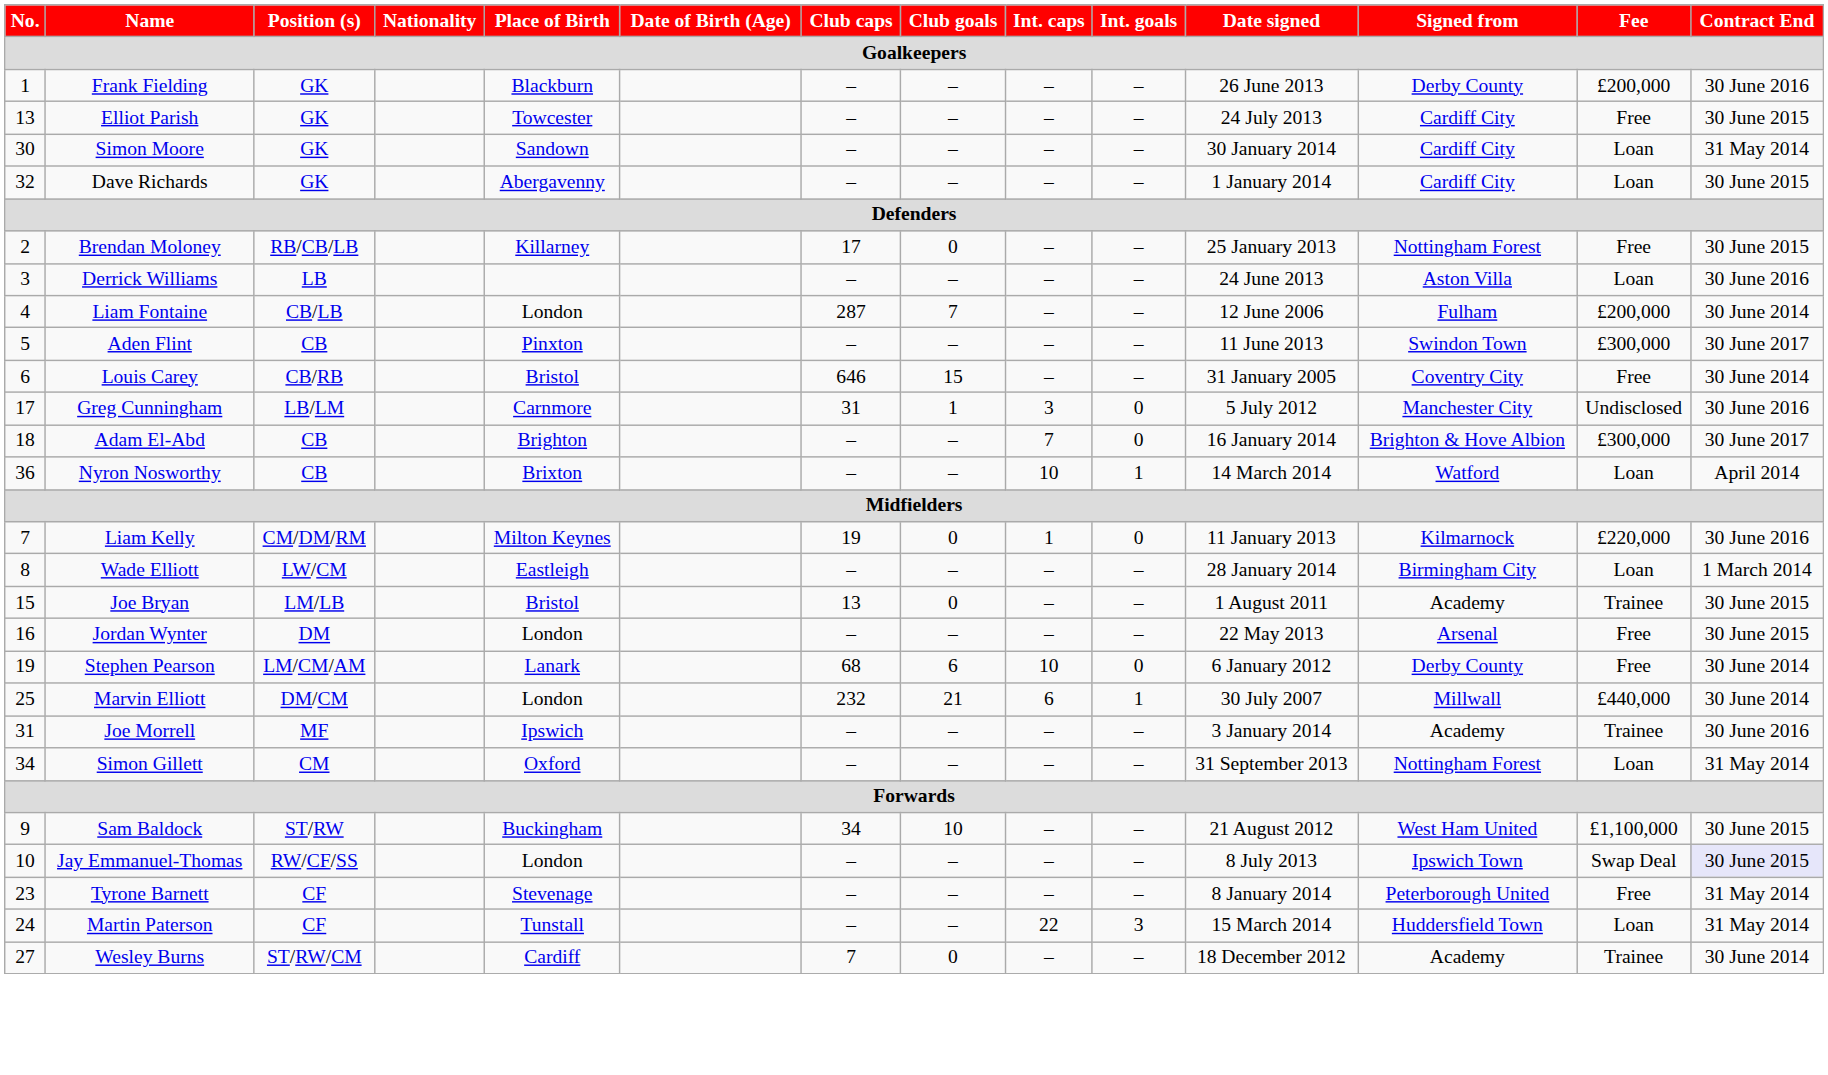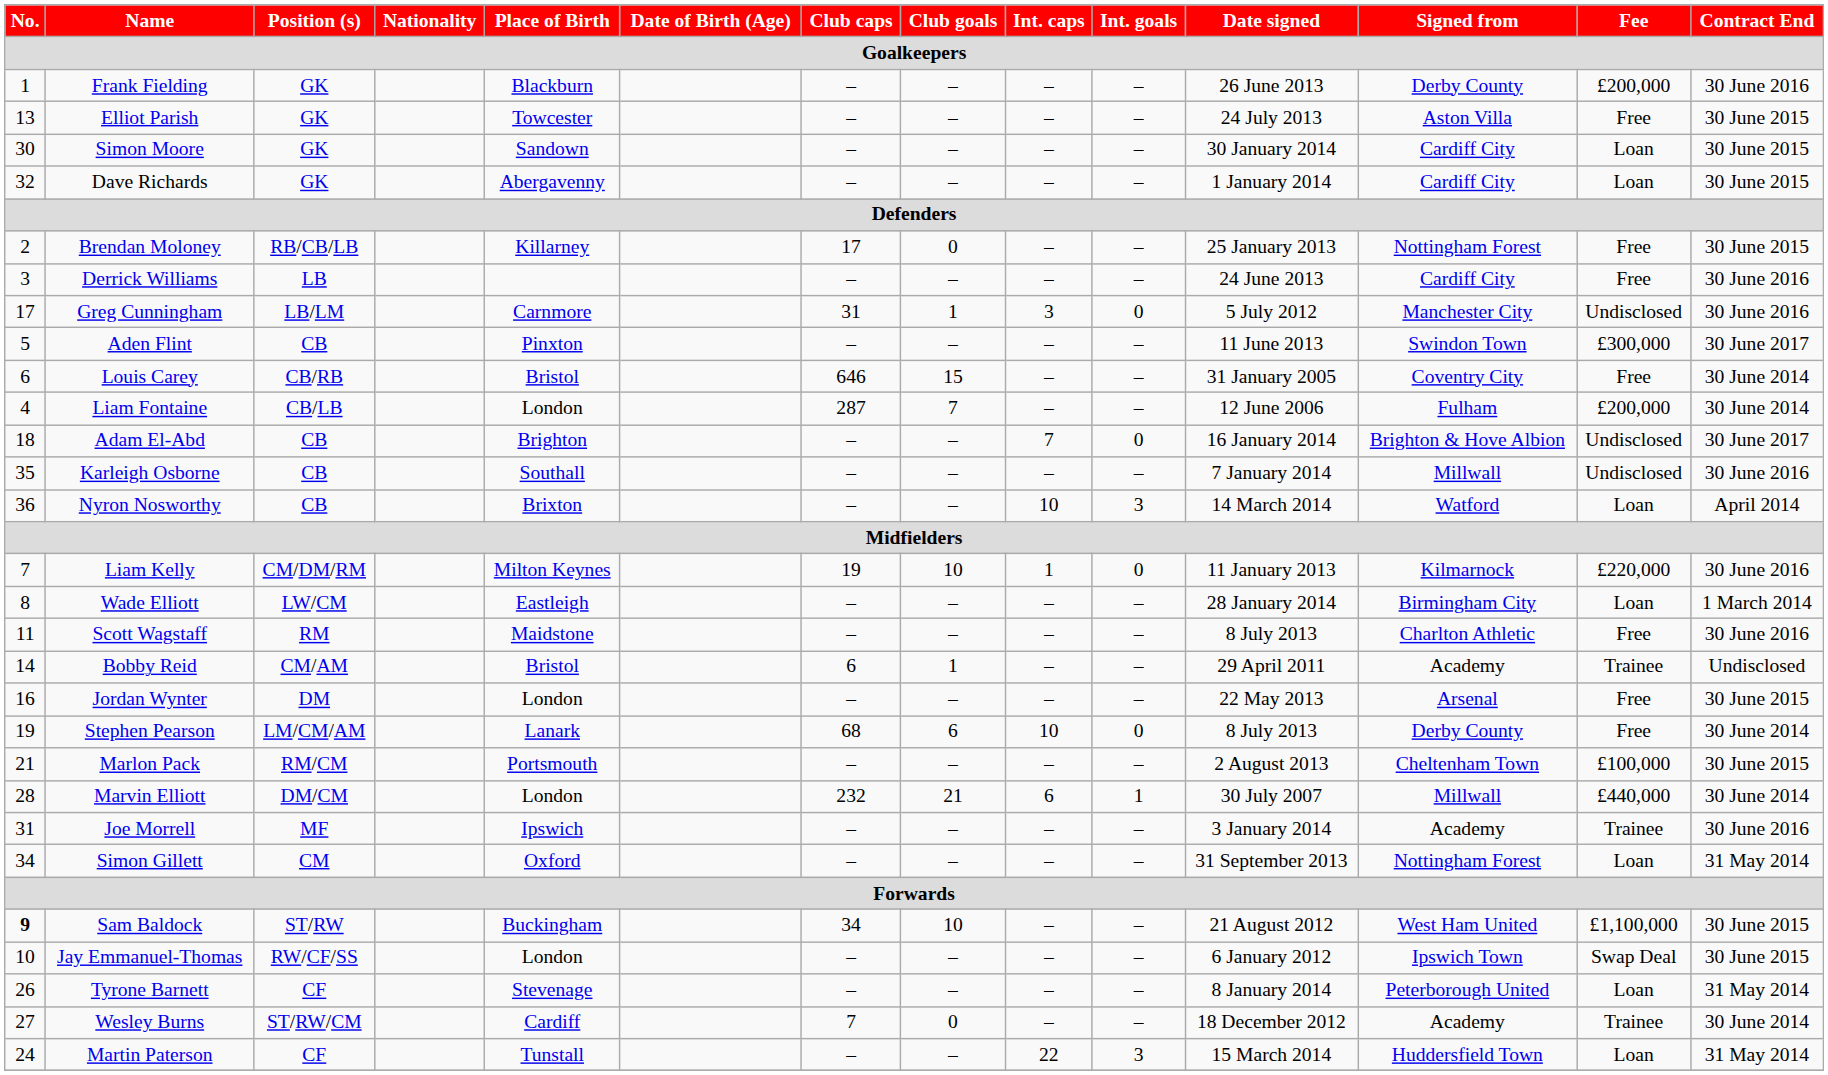(1467, 117) Cardiff City -> (1467, 117) Aston Villa
(1757, 149) 31 May 2014 -> (1757, 149) 30 June 2015
(1467, 278) Aston Villa -> (1467, 278) Cardiff City
(1634, 278) Loan -> (1634, 278) Free
rows swapped: (150, 311) <-> (150, 407)
(1634, 440) £300,000 -> (1634, 440) Undisclosed
+ row: (150, 472)
(1139, 472) 1 -> (1139, 504) 3
(953, 537) 0 -> (953, 569) 10
+ row: (150, 634)
+ row: (150, 666)
- row: (150, 601)
(1271, 666) 6 January 2012 -> (1271, 731) 8 July 2013
+ row: (150, 763)
(25, 698) 25 -> (25, 795) 28
(25, 827) normal -> (25, 924) bold
(1271, 860) 8 July 2013 -> (1271, 957) 6 January 2012
(1757, 860) lavender background -> (1757, 957) no background
(25, 892) 23 -> (25, 989) 26
(1634, 892) Free -> (1634, 989) Loan
rows swapped: (150, 924) <-> (150, 957)
